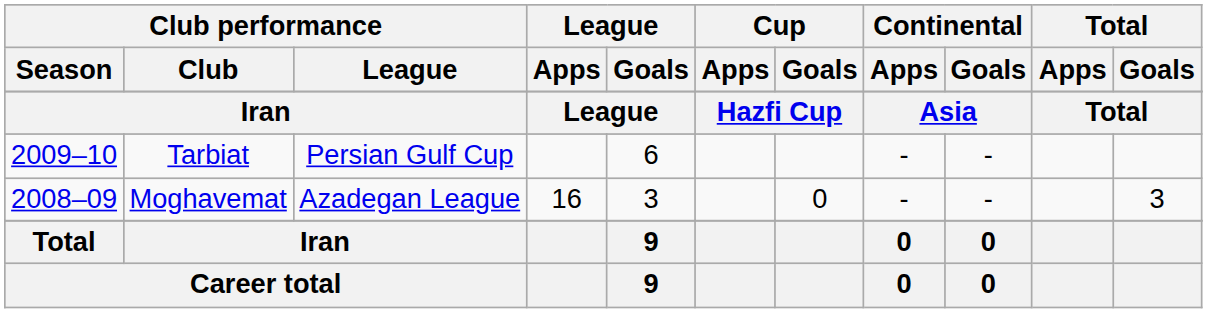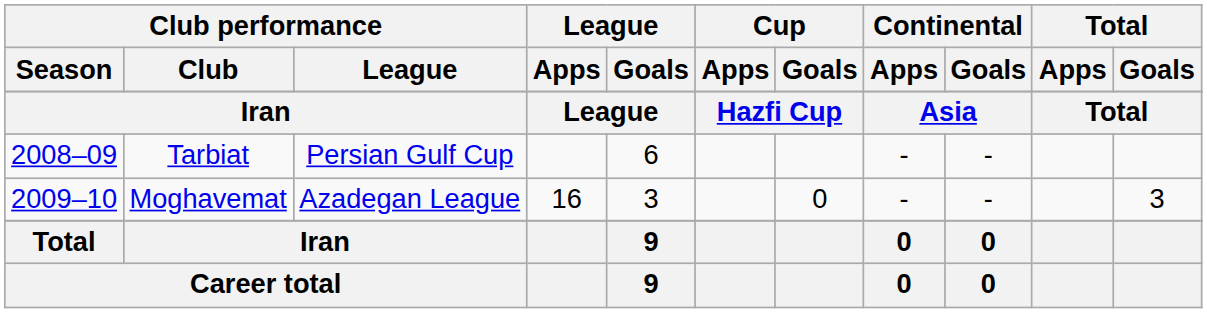(64, 155) 2009–10 -> (64, 155) 2008–09
(64, 198) 2008–09 -> (64, 198) 2009–10
